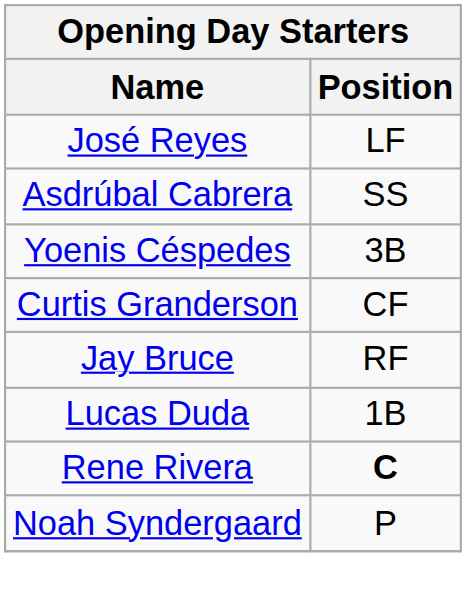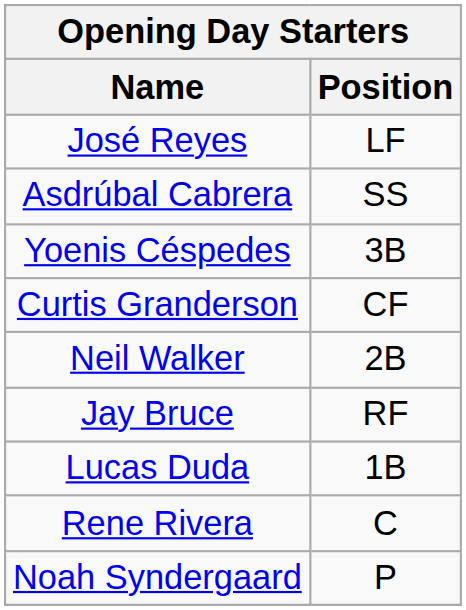+ row: (157, 359)
(385, 468) bold -> (385, 522) normal
